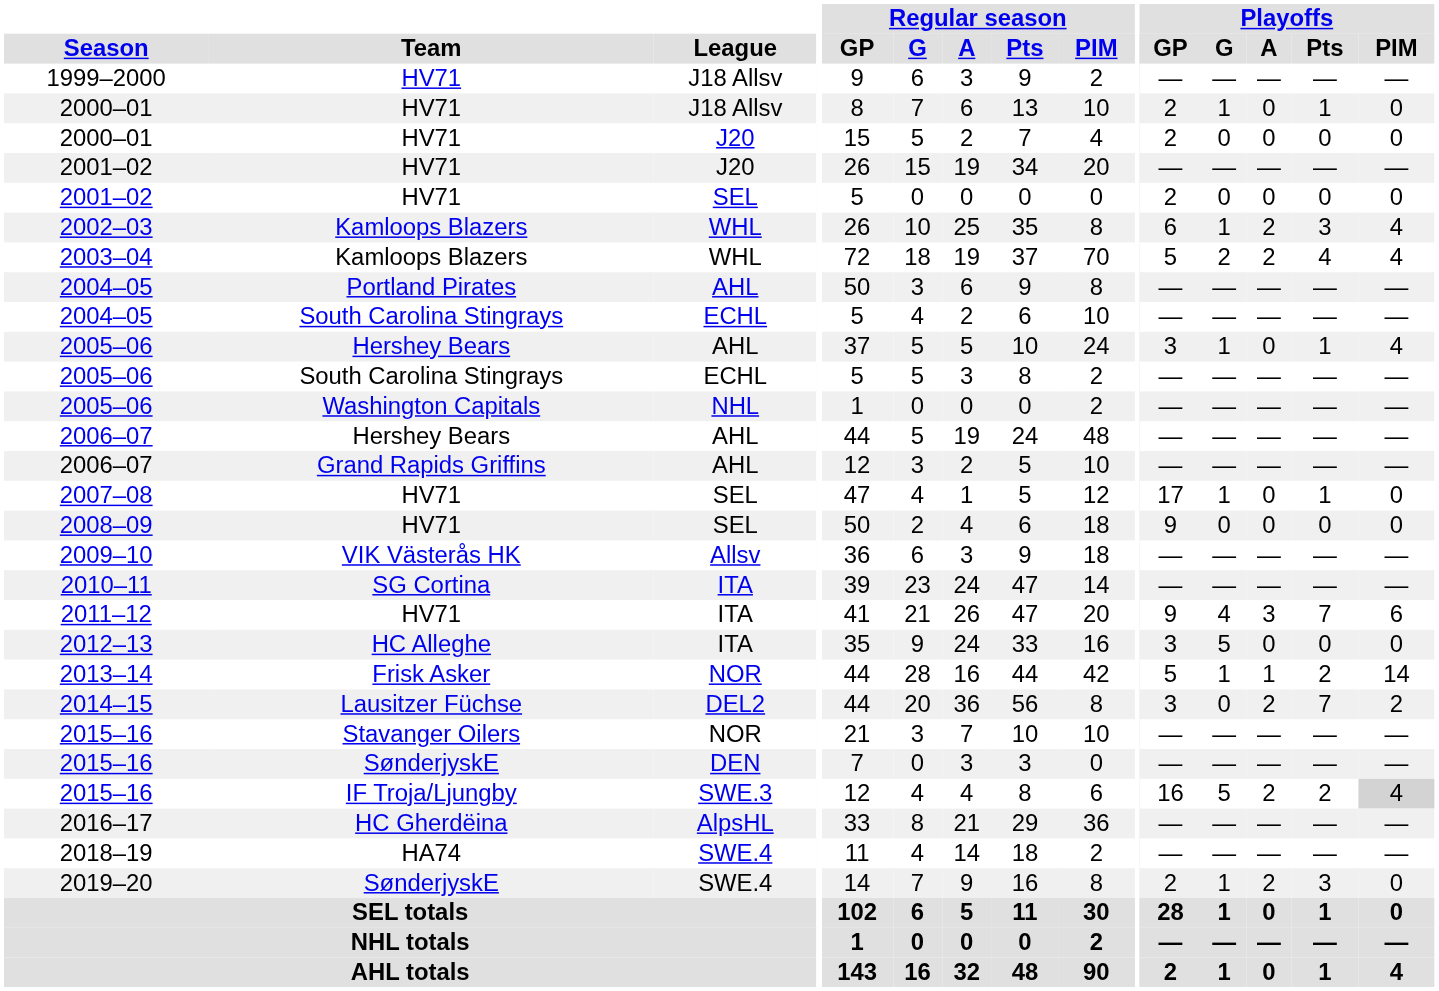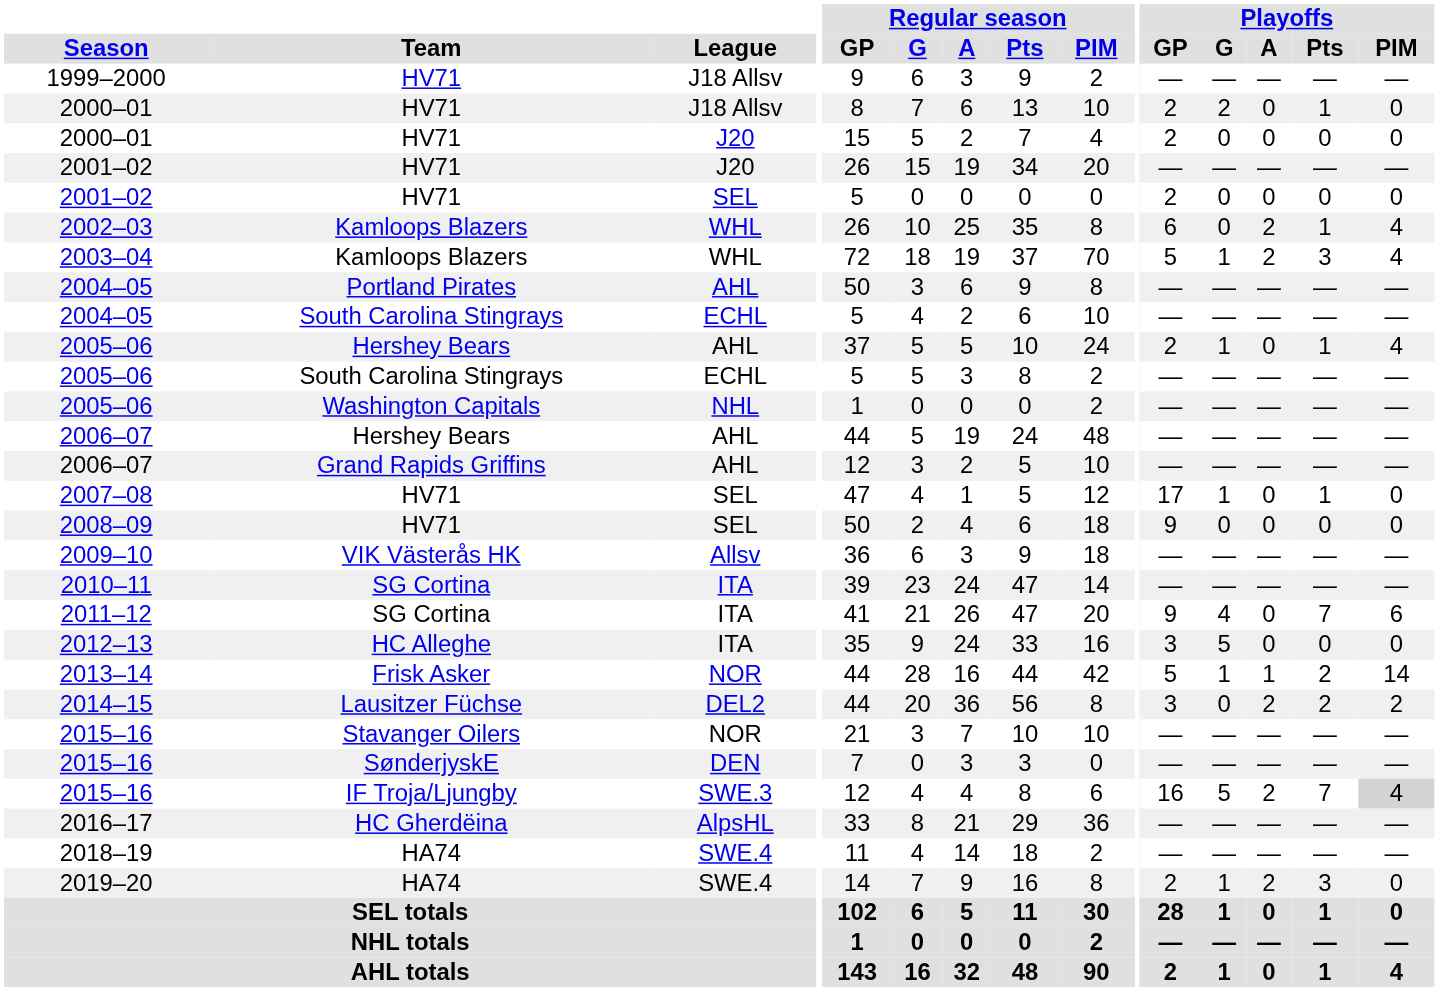(1224, 108) 1 -> (1224, 108) 2
(1224, 227) 1 -> (1224, 227) 0
(1325, 227) 3 -> (1325, 227) 1
(1224, 257) 2 -> (1224, 257) 1
(1325, 257) 4 -> (1325, 257) 3
(1170, 346) 3 -> (1170, 346) 2
(431, 614) HV71 -> (431, 614) SG Cortina
(1269, 614) 3 -> (1269, 614) 0
(1325, 704) 7 -> (1325, 704) 2
(1325, 793) 2 -> (1325, 793) 7
(431, 882) SønderjyskE -> (431, 882) HA74
